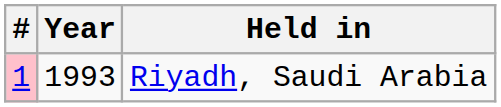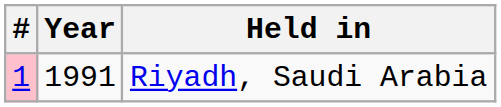(80, 78) 1993 -> (80, 78) 1991
